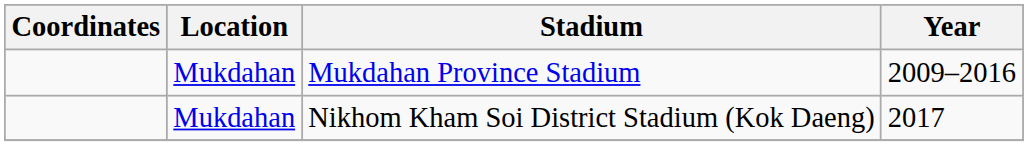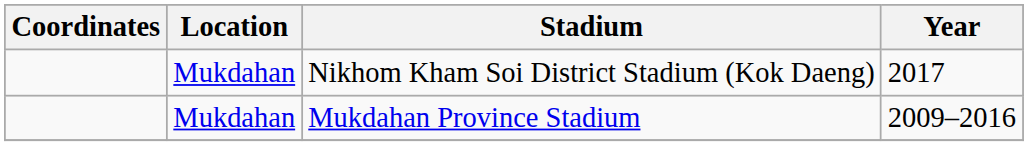rows swapped: (474, 72) <-> (591, 117)
